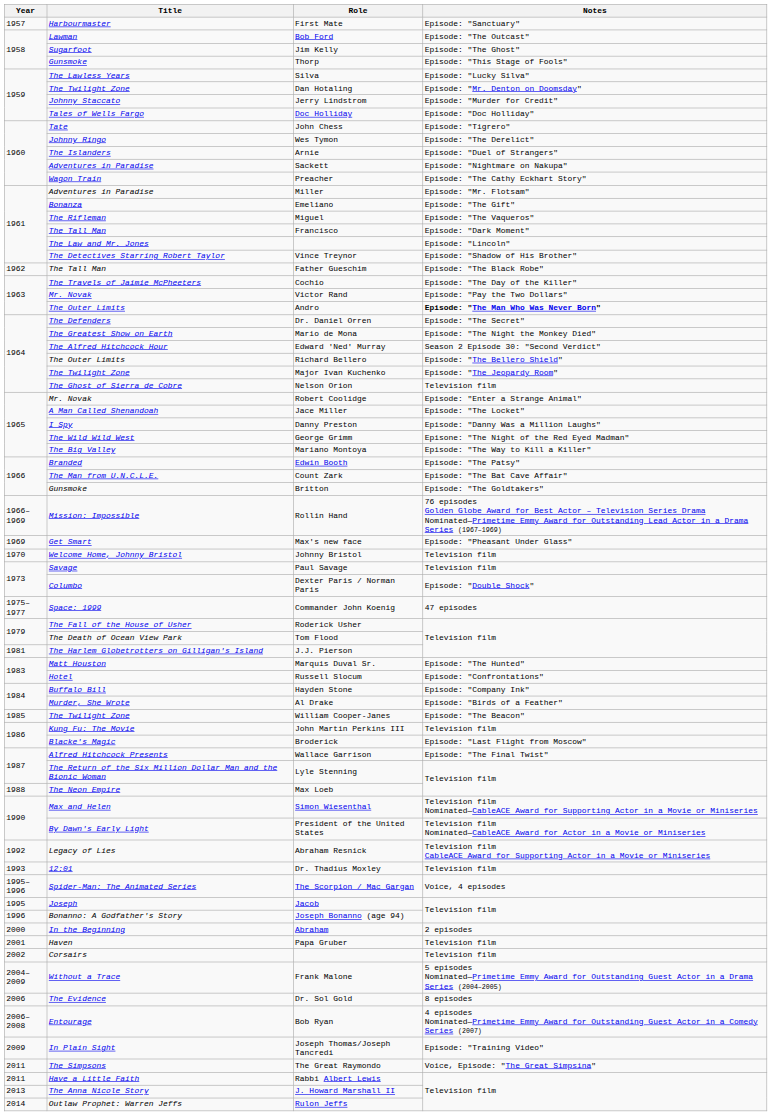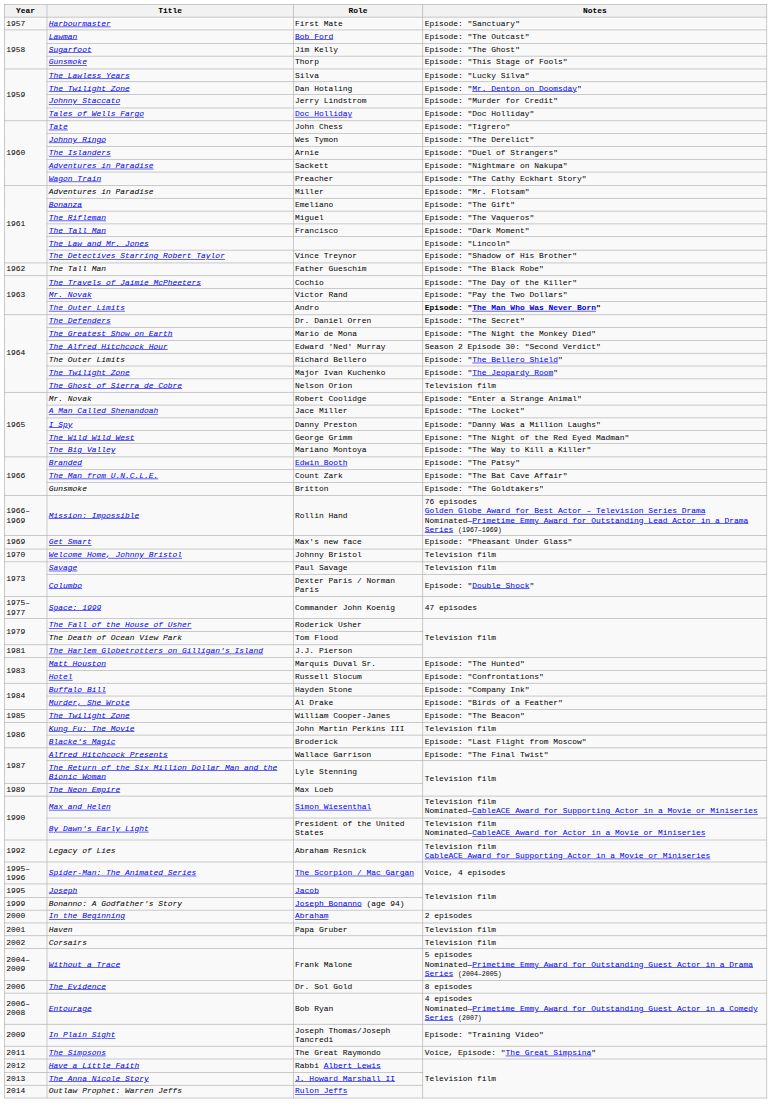(16, 789) 1988 -> (16, 789) 1989
- row: (61, 869)
(16, 917) 1996 -> (16, 904) 1999
(16, 1079) 2011 -> (16, 1066) 2012
